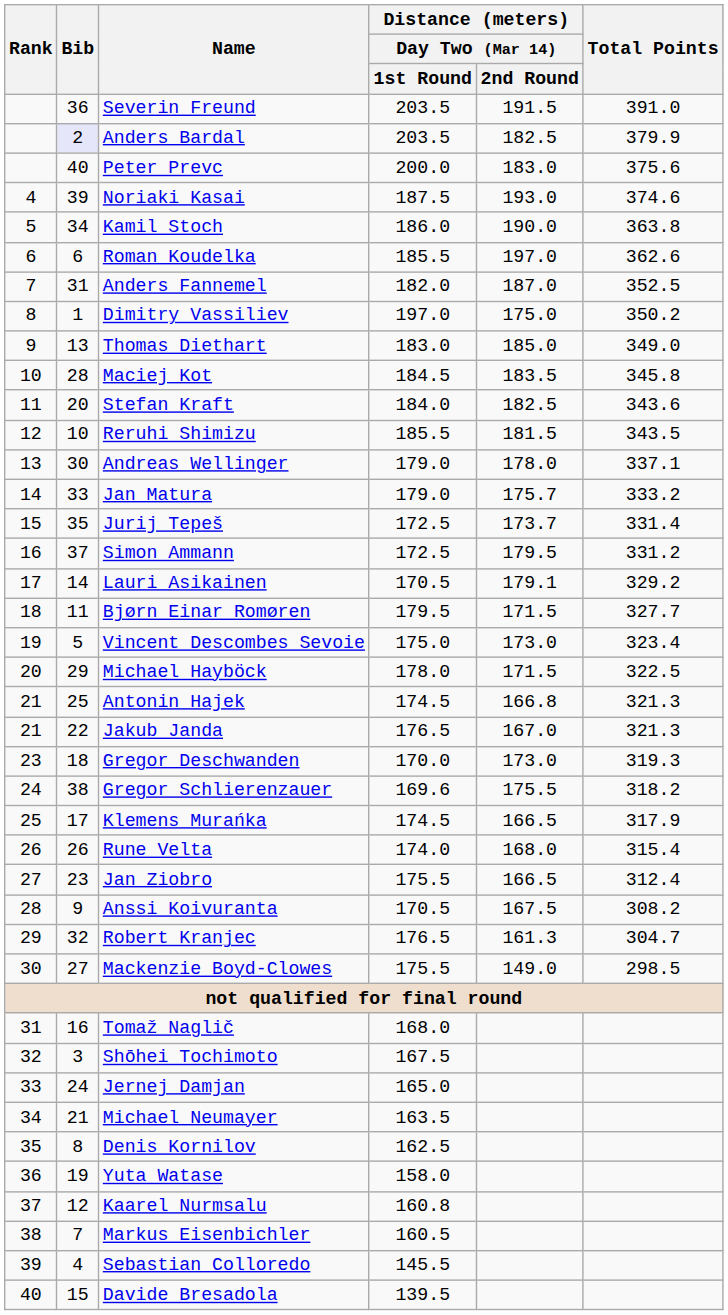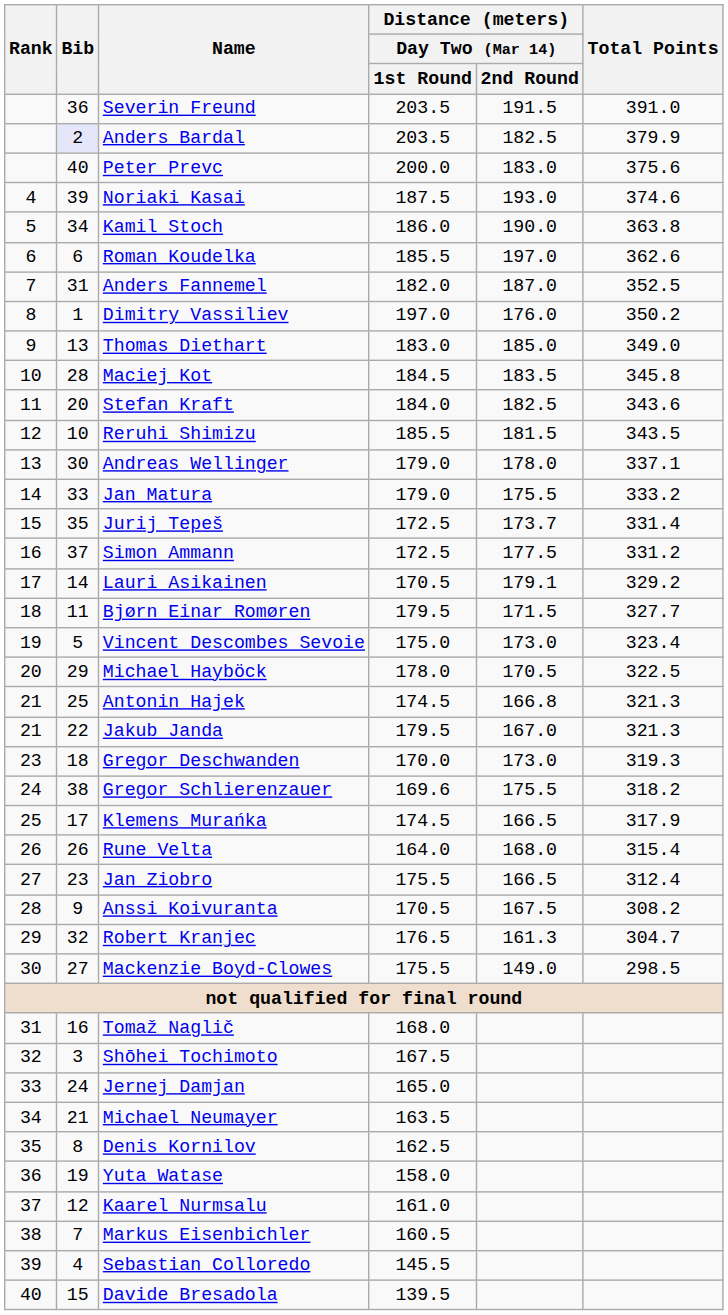(530, 316) 175.0 -> (530, 316) 176.0
(530, 494) 175.7 -> (530, 494) 175.5
(530, 553) 179.5 -> (530, 553) 177.5
(530, 672) 171.5 -> (530, 672) 170.5
(423, 731) 176.5 -> (423, 731) 179.5
(423, 850) 174.0 -> (423, 850) 164.0
(423, 1206) 160.8 -> (423, 1206) 161.0
